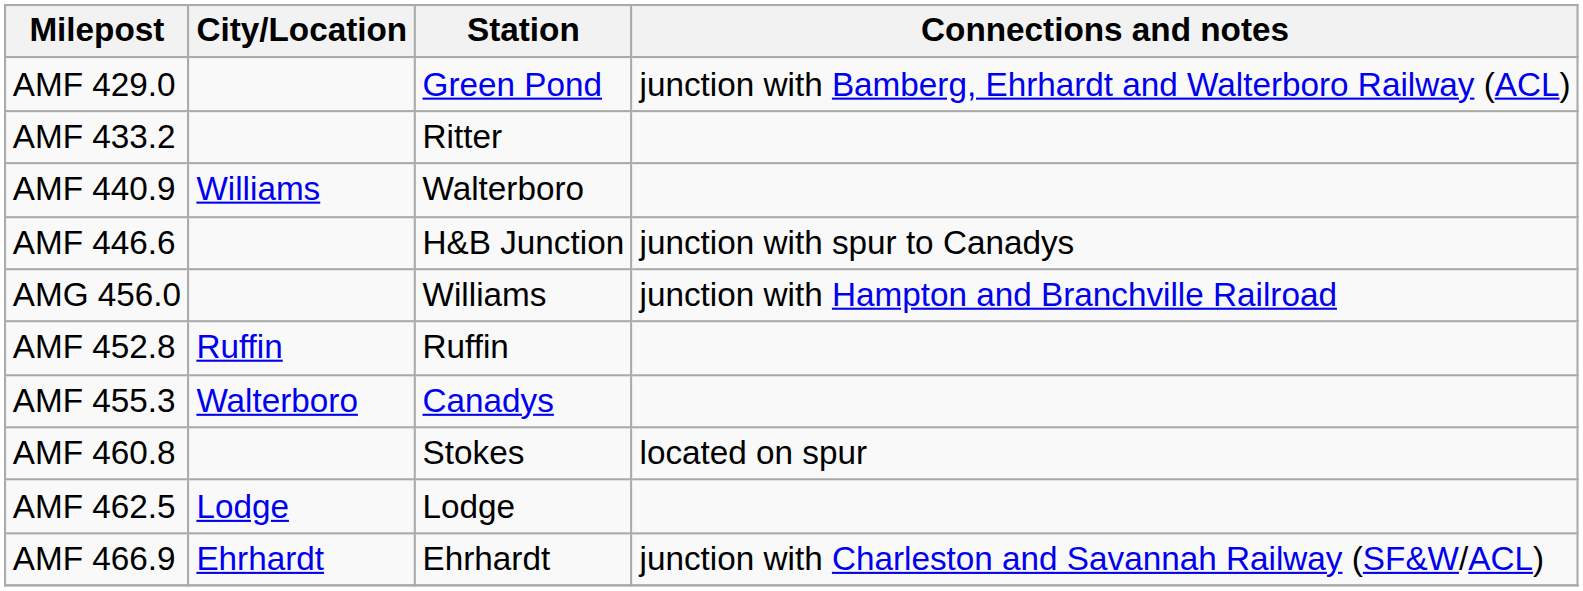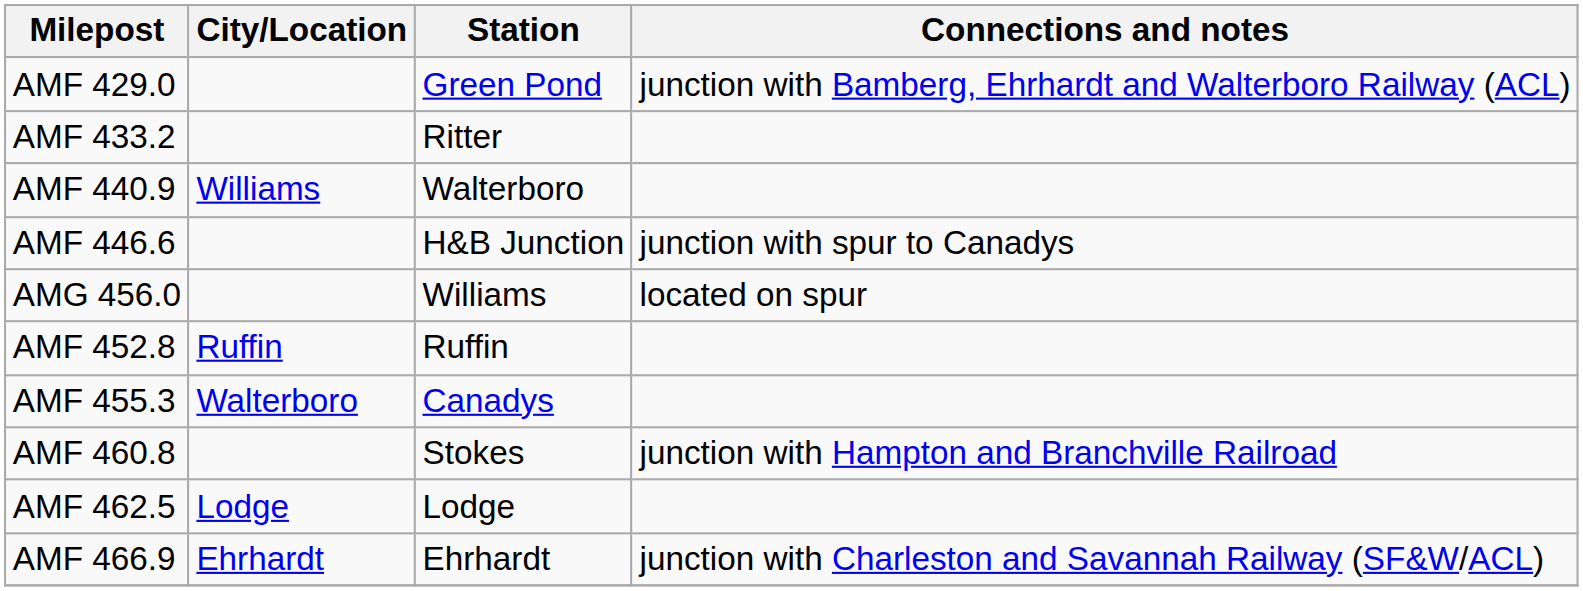(988, 294) junction with Hampton and Branchville Railroad -> (753, 294) located on spur
(753, 453) located on spur -> (988, 453) junction with Hampton and Branchville Railroad
